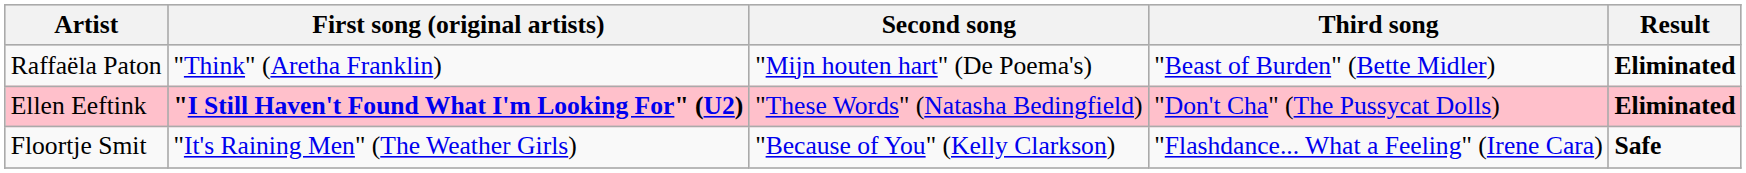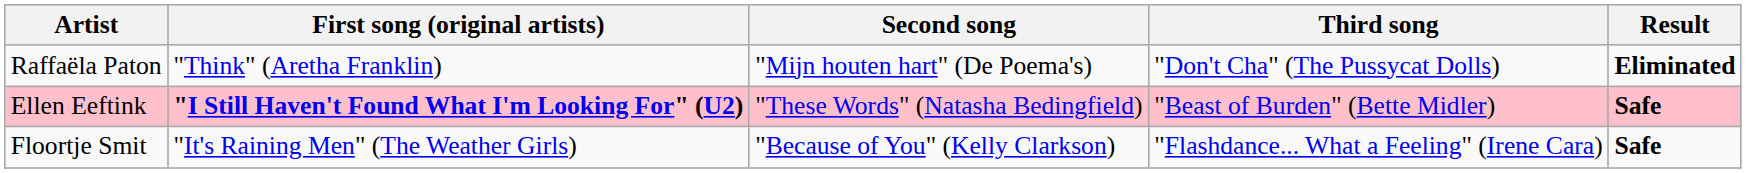(1325, 65) "Beast of Burden" (Bette Midler) -> (1327, 65) "Don't Cha" (The Pussycat Dolls)
(1327, 106) "Don't Cha" (The Pussycat Dolls) -> (1325, 106) "Beast of Burden" (Bette Midler)
(1675, 106) Eliminated -> (1638, 106) Safe
